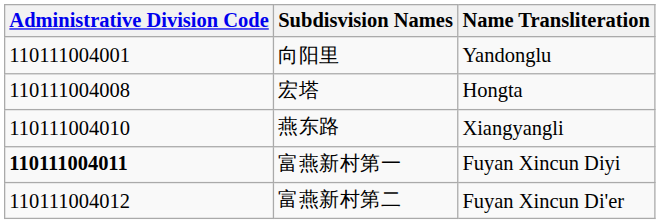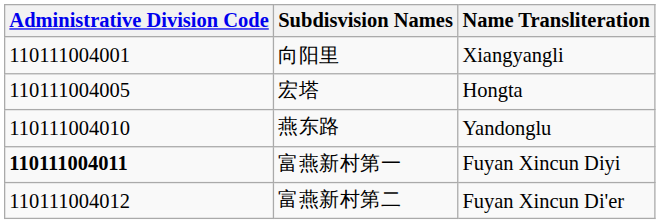(507, 55) Yandonglu -> (513, 55) Xiangyangli
(70, 91) 110111004008 -> (70, 91) 110111004005
(513, 127) Xiangyangli -> (507, 127) Yandonglu
